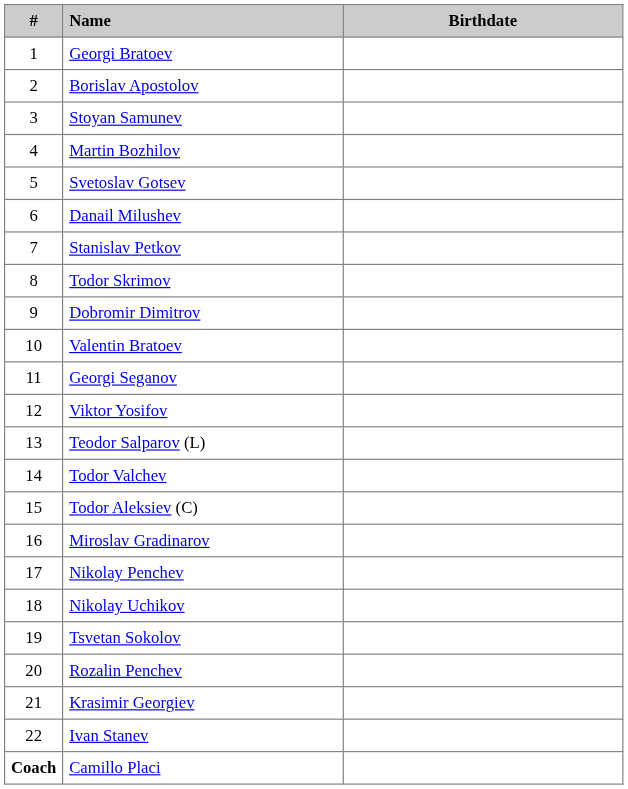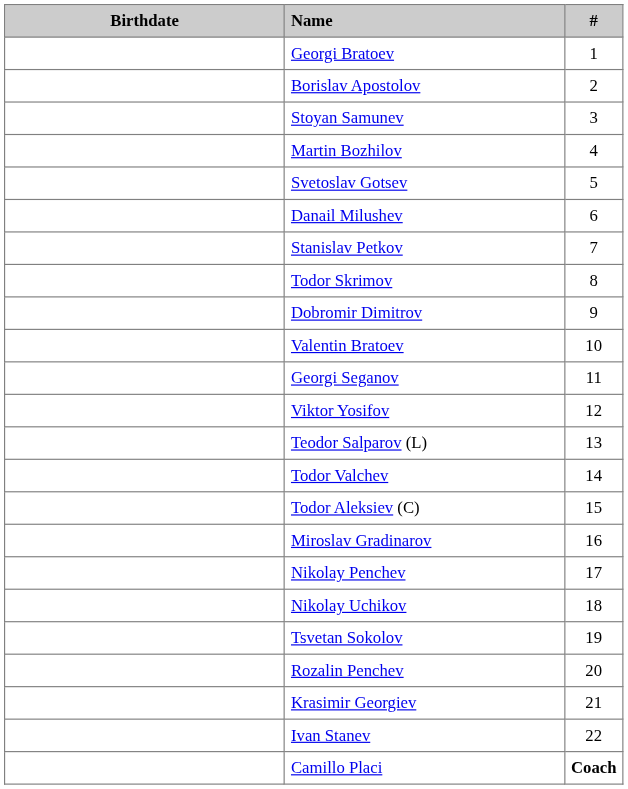columns swapped: (34, 20) <-> (483, 20)
